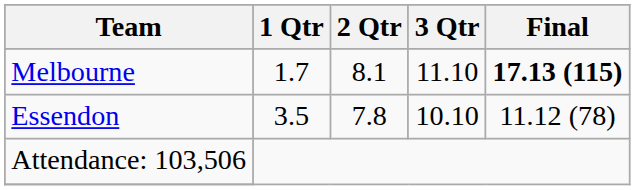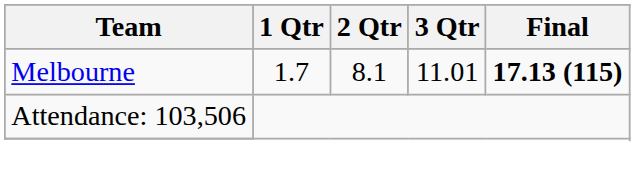(447, 71) 11.10 -> (447, 71) 11.01
- row: (65, 116)
